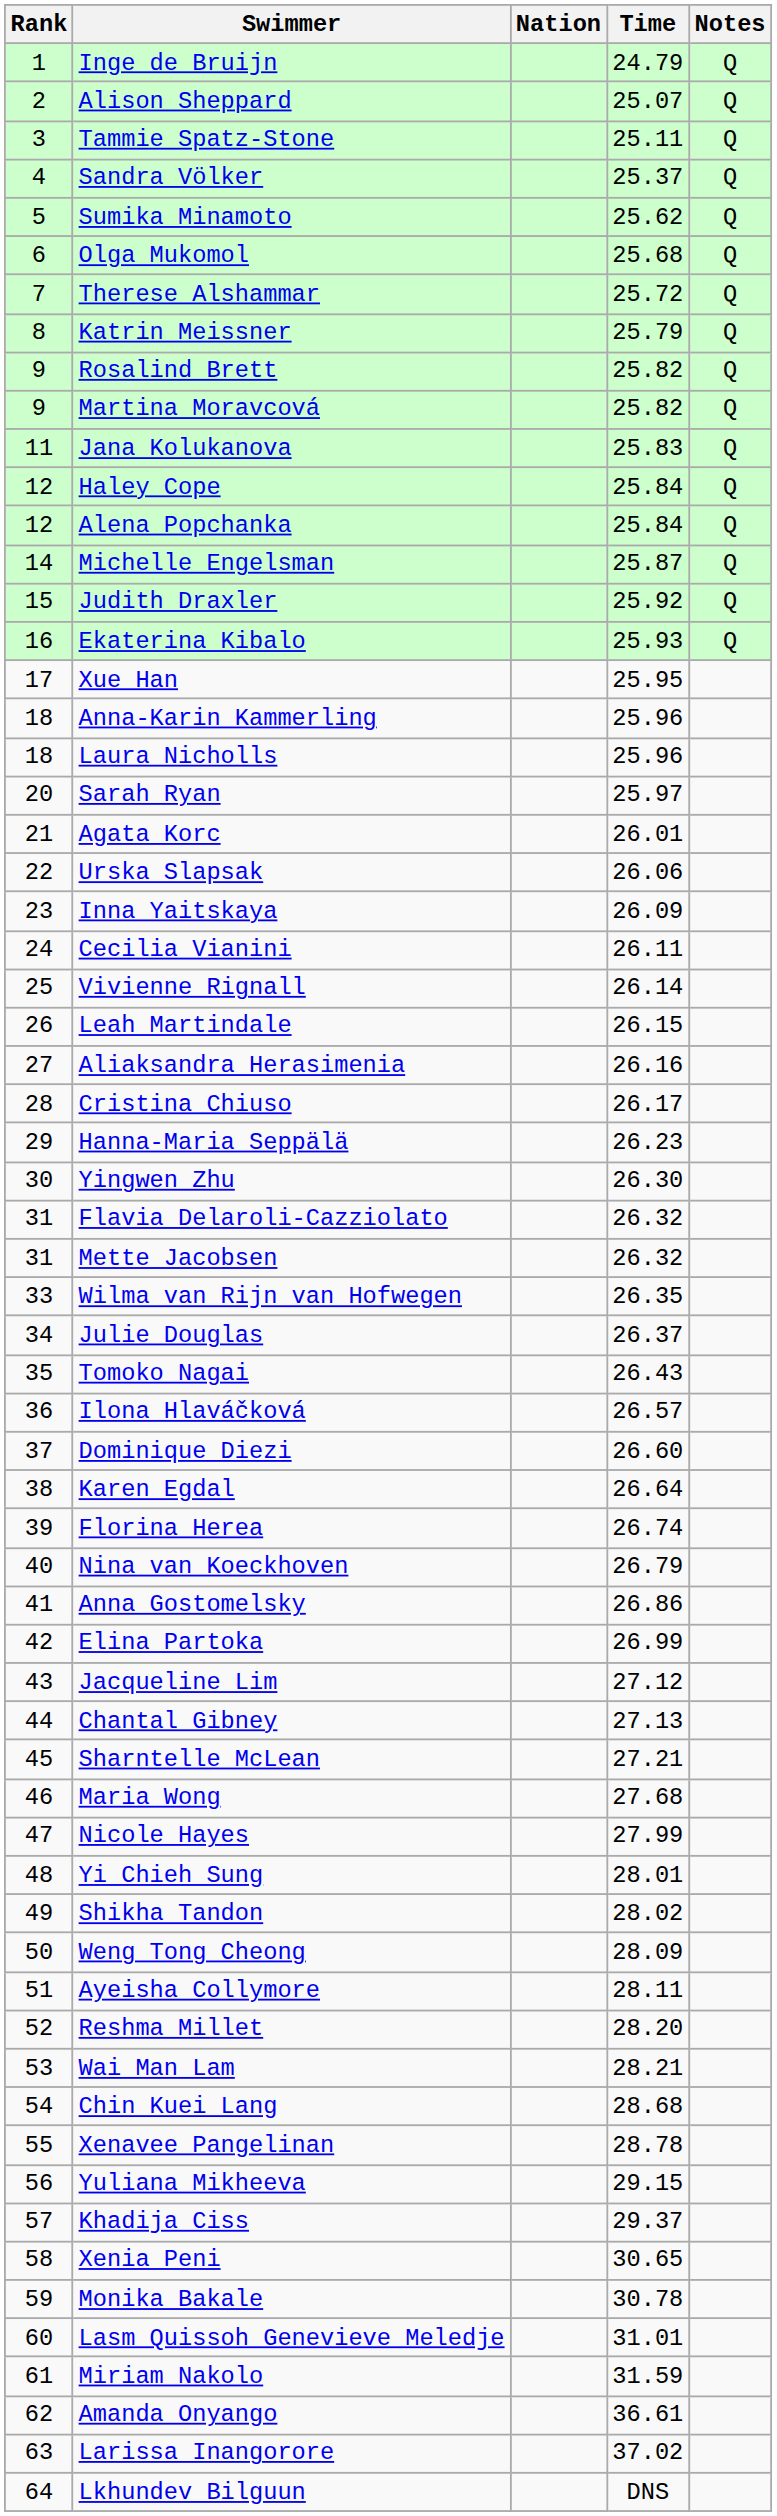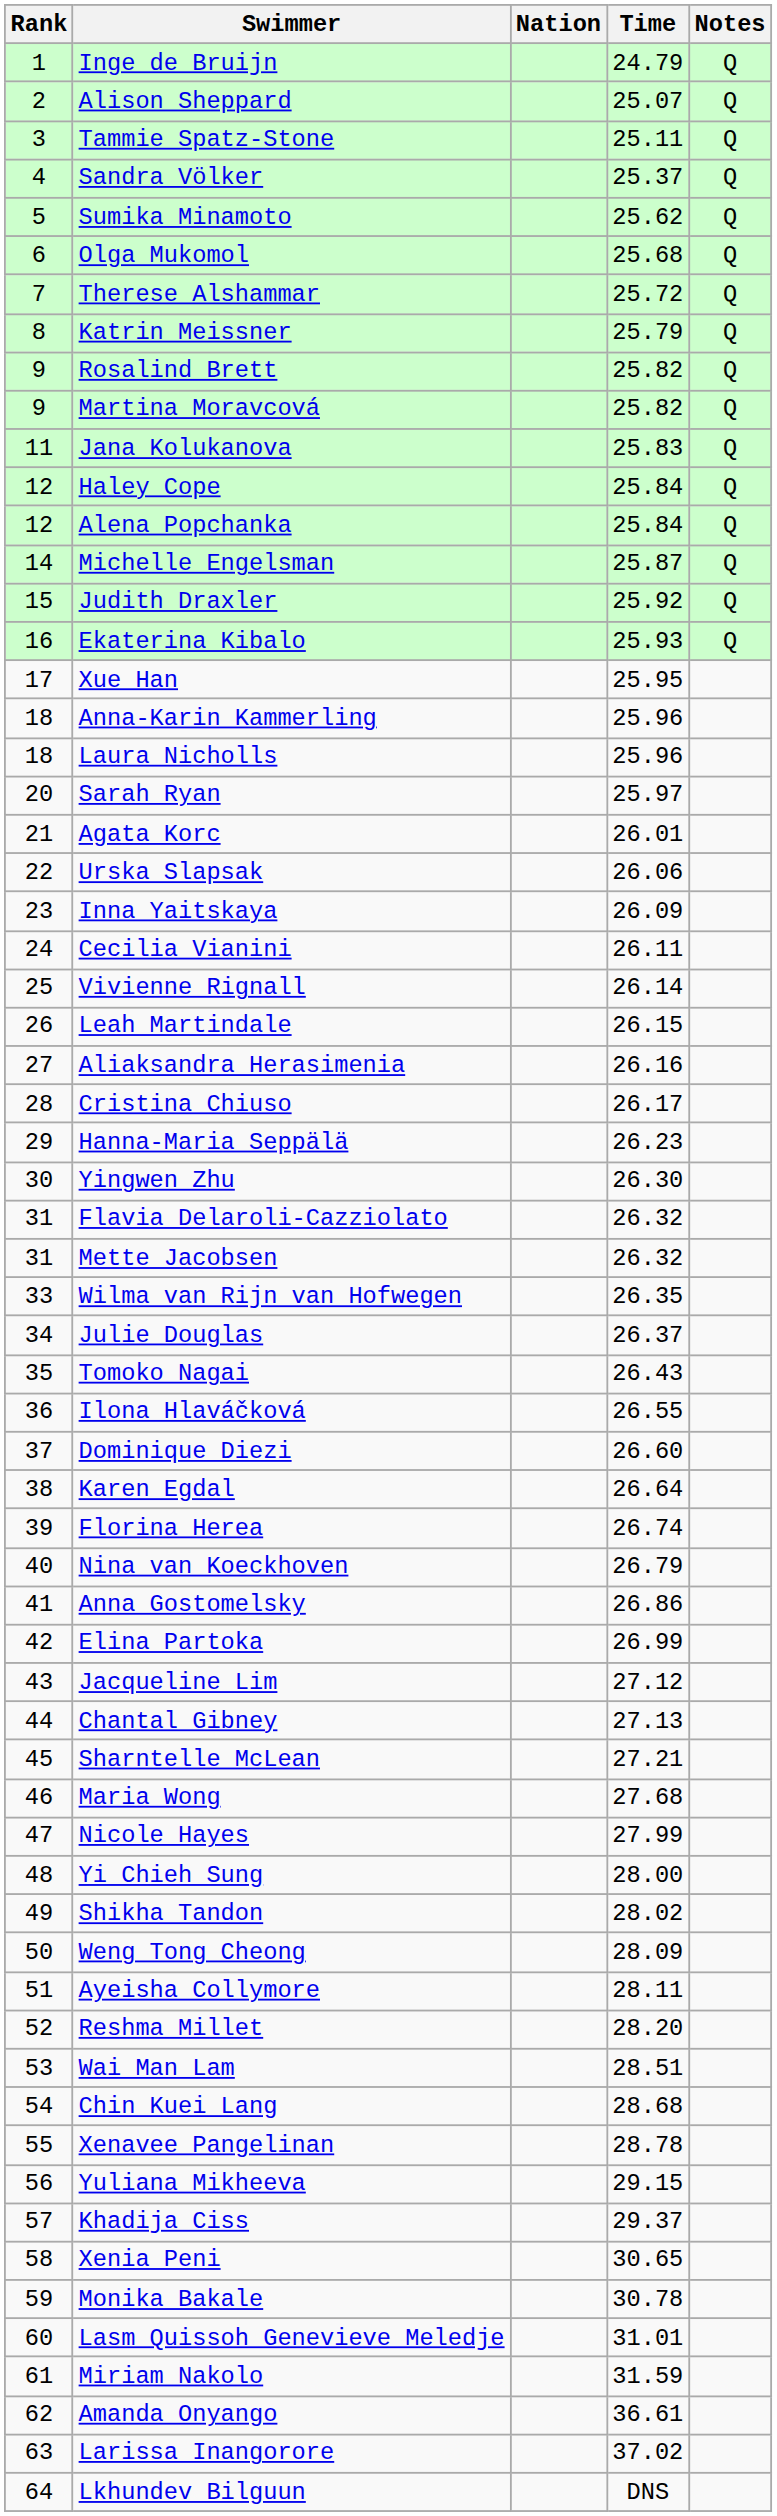(648, 1412) 26.57 -> (648, 1412) 26.55
(648, 1875) 28.01 -> (648, 1875) 28.00
(648, 2068) 28.21 -> (648, 2068) 28.51
